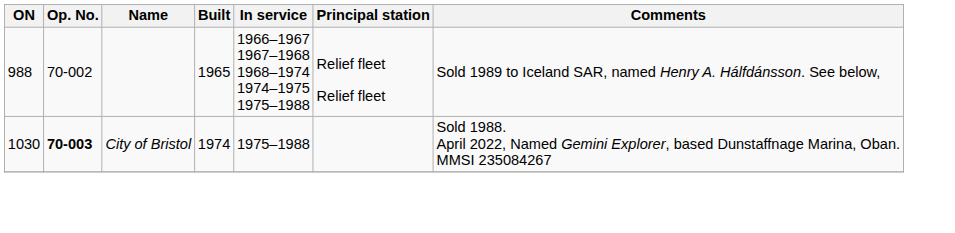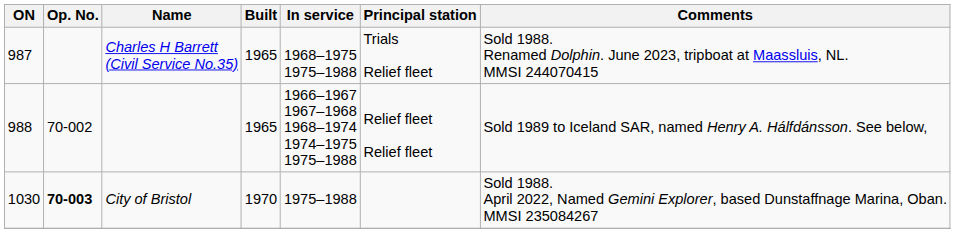+ row: (20, 55)
(214, 144) 1974 -> (261, 199) 1970
